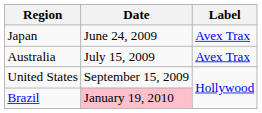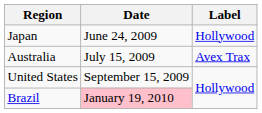(223, 35) Avex Trax -> (225, 35) Hollywood
